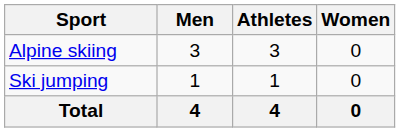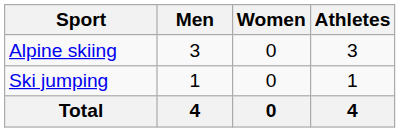columns swapped: (356, 19) <-> (275, 19)
